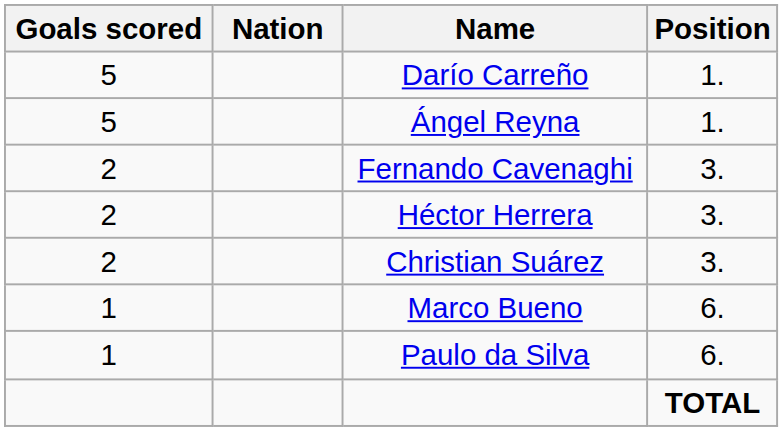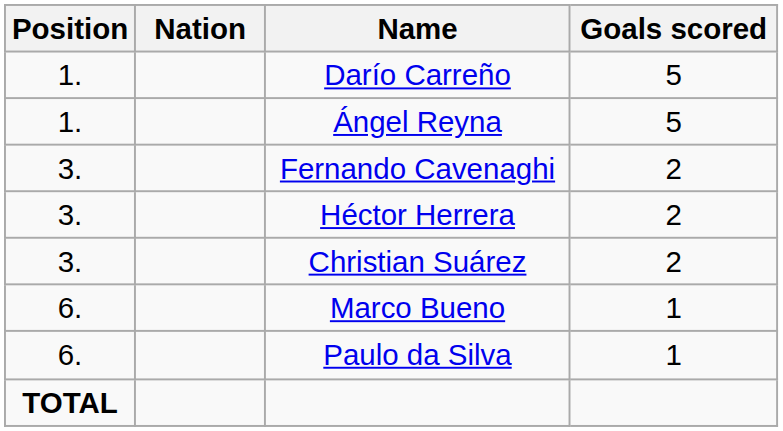columns swapped: (713, 28) <-> (109, 28)
